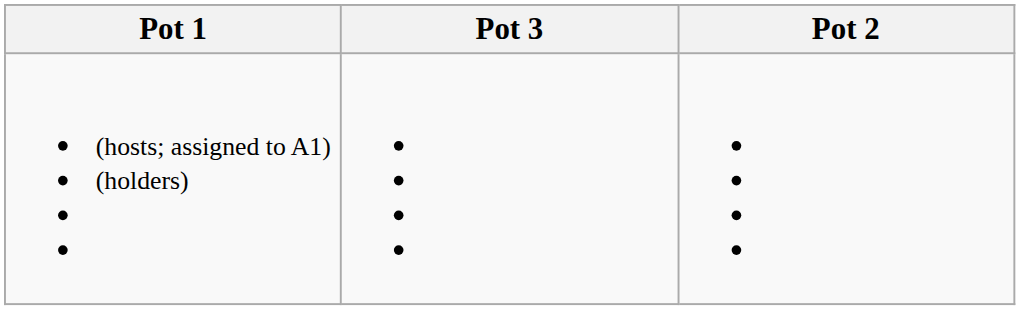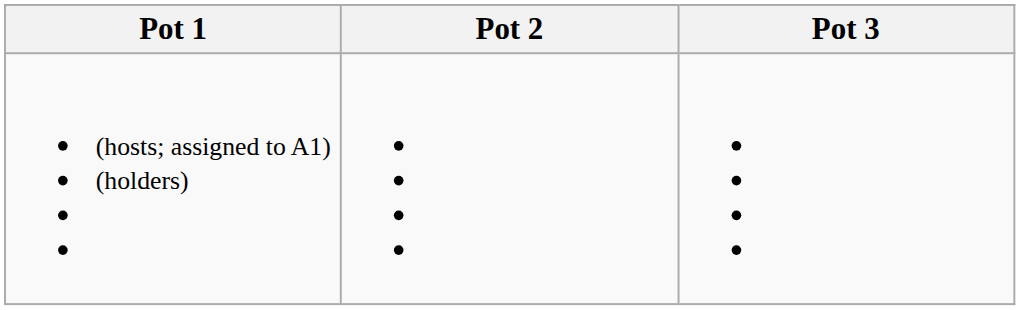columns swapped: (846, 28) <-> (509, 28)
